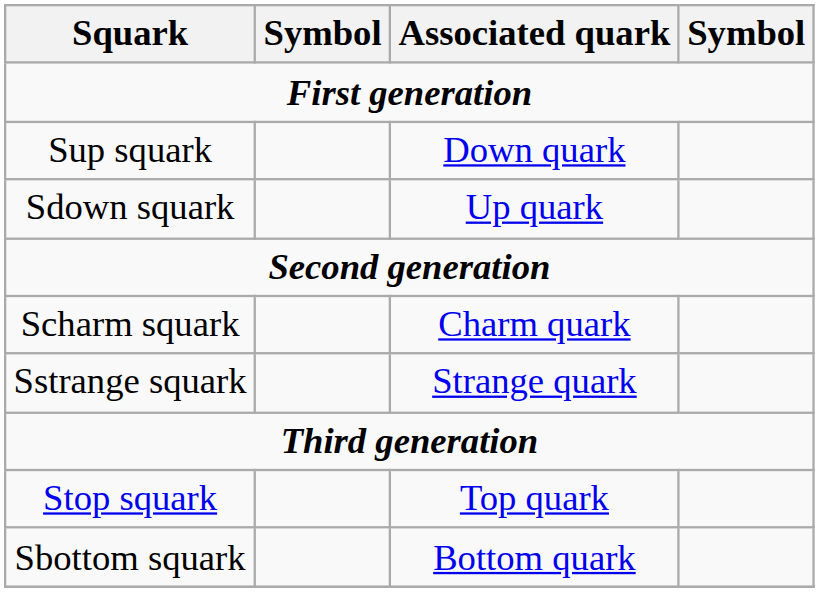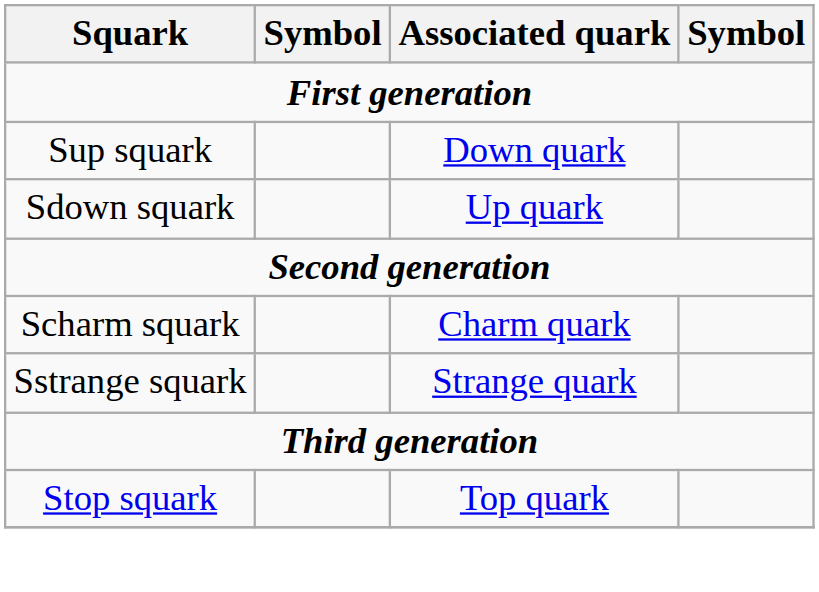- row: (130, 556)
